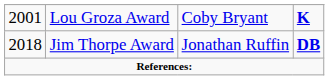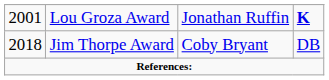(225, 17) Coby Bryant -> (235, 17) Jonathan Ruffin
(235, 44) Jonathan Ruffin -> (225, 44) Coby Bryant
(309, 44) bold -> (309, 44) normal
